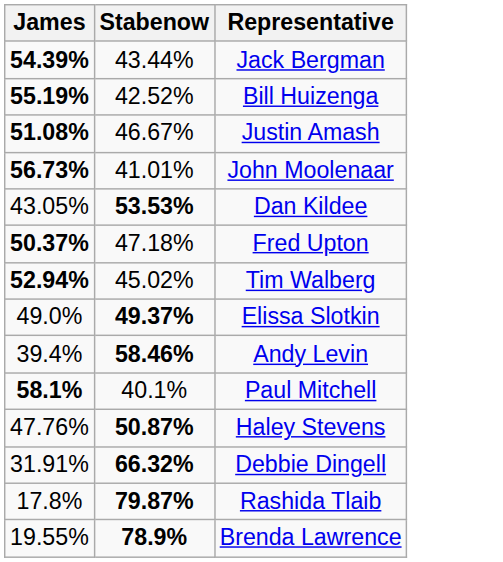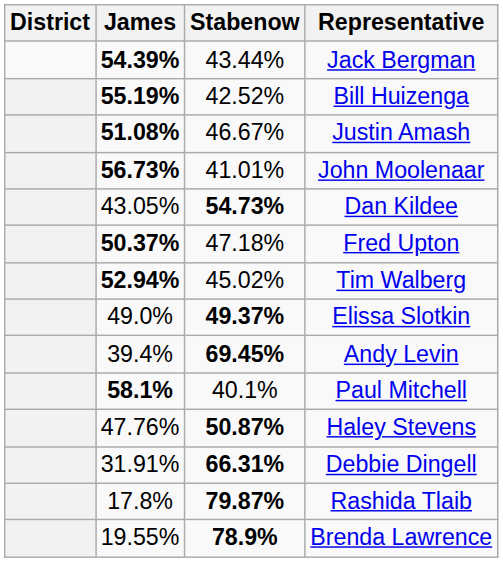+ column: (50, 22)
(154, 206) 53.53% -> (245, 206) 54.73%
(154, 354) 58.46% -> (245, 354) 69.45%
(154, 464) 66.32% -> (245, 464) 66.31%
